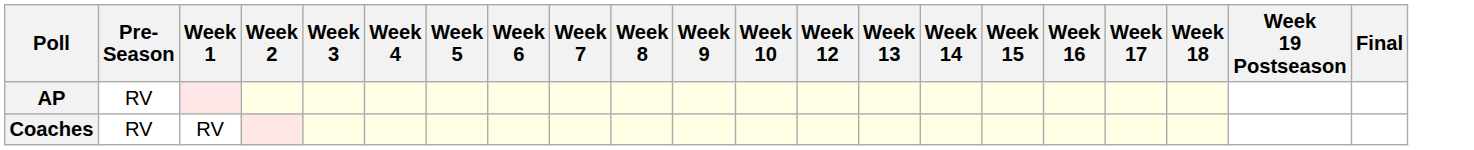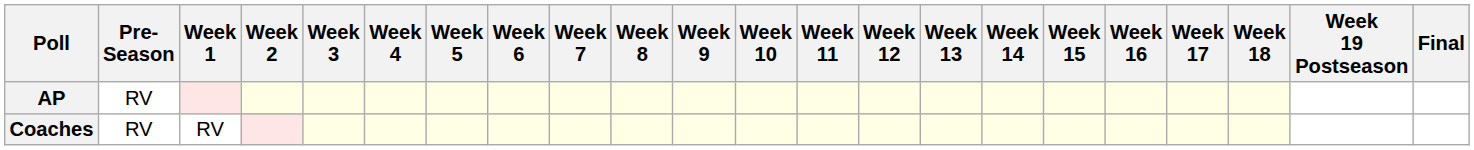+ column: (827, 43)
